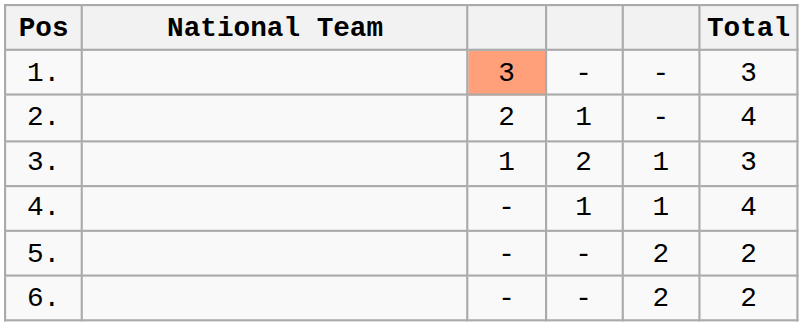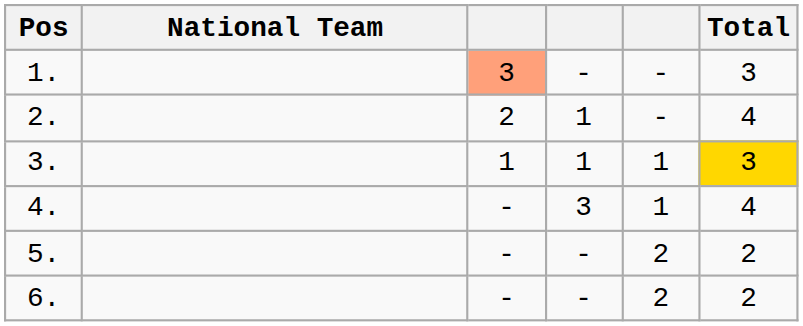(584, 163) 2 -> (584, 163) 1
(749, 163) no background -> (749, 163) gold background
(584, 208) 1 -> (584, 208) 3
